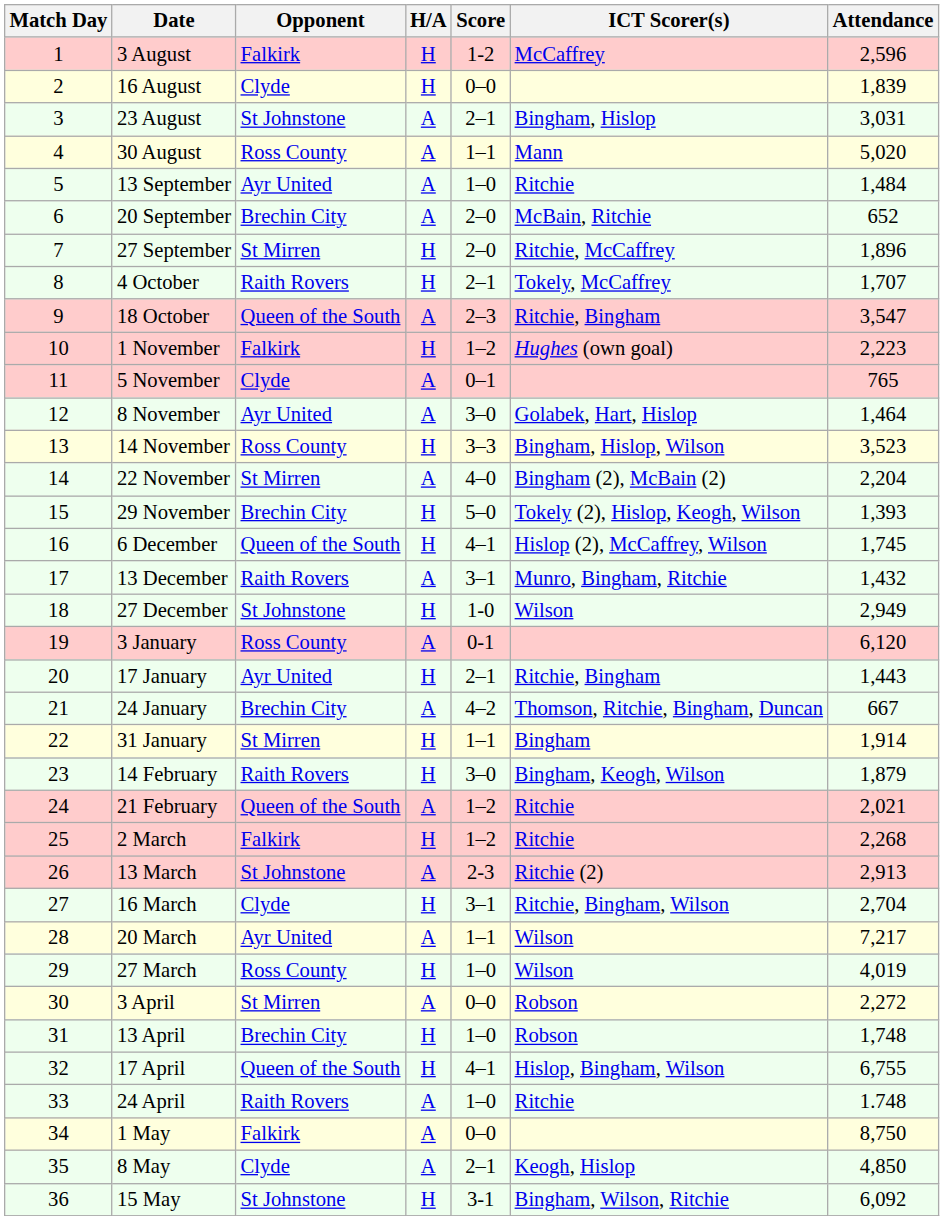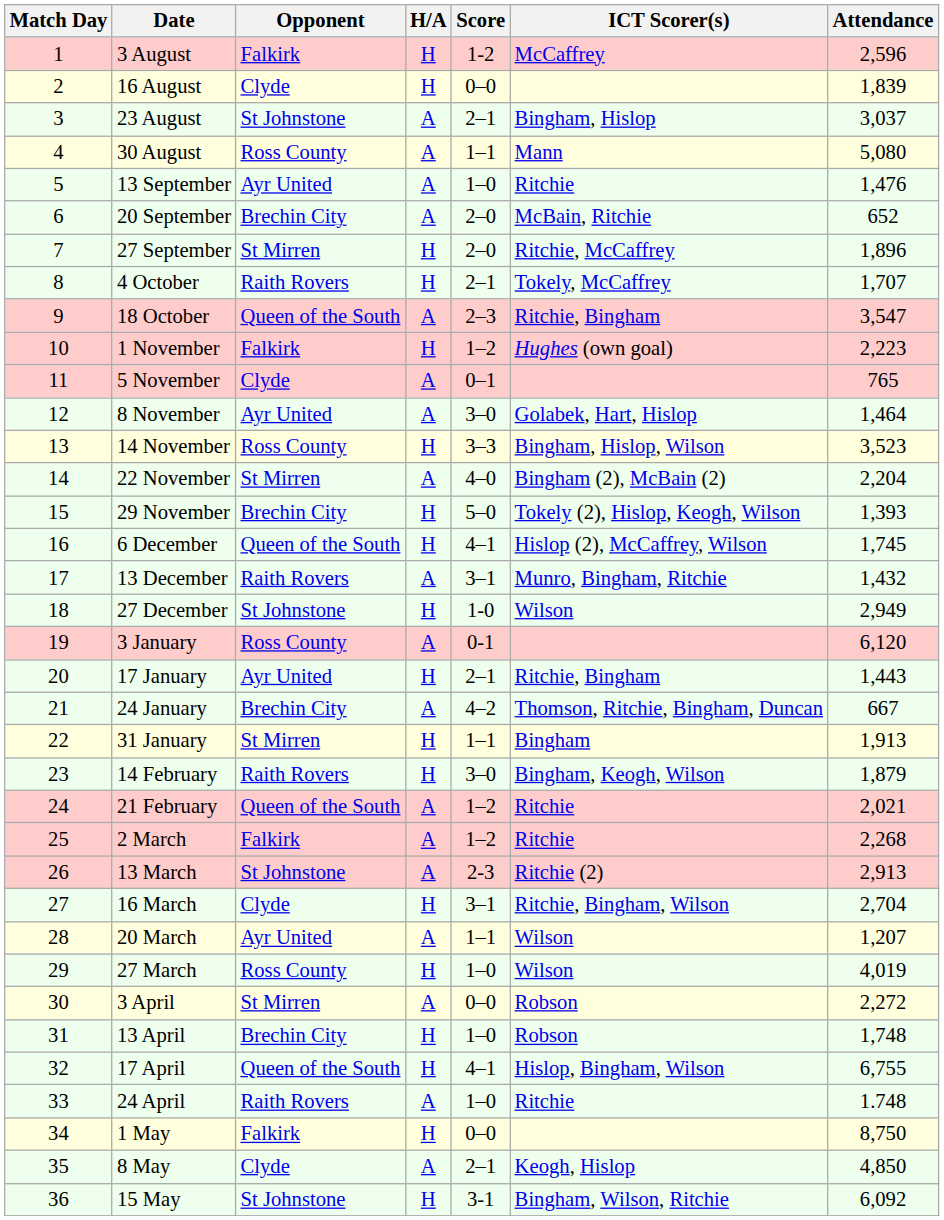(883, 119) 3,031 -> (883, 119) 3,037
(883, 151) 5,020 -> (883, 151) 5,080
(883, 184) 1,484 -> (883, 184) 1,476
(883, 741) 1,914 -> (883, 741) 1,913
(428, 839) H -> (428, 839) A
(883, 937) 7,217 -> (883, 937) 1,207
(428, 1133) A -> (428, 1133) H
